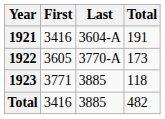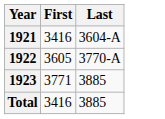- column: (142, 15)
